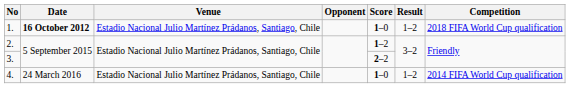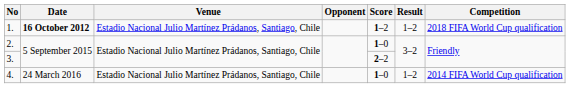(381, 27) 1–0 -> (381, 27) 1–2
(381, 43) 1–2 -> (381, 43) 1–0
